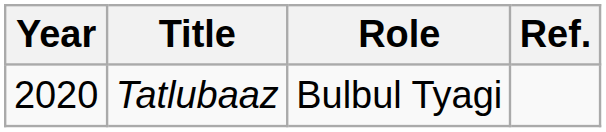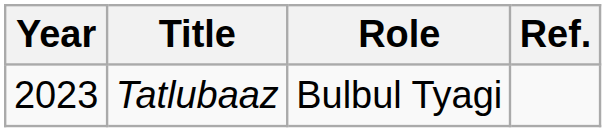(56, 94) 2020 -> (56, 94) 2023
